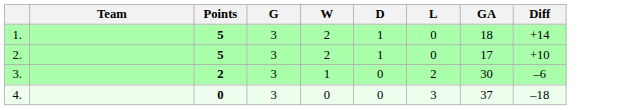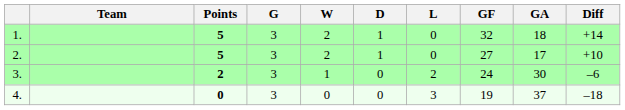+ column: (487, 14)
